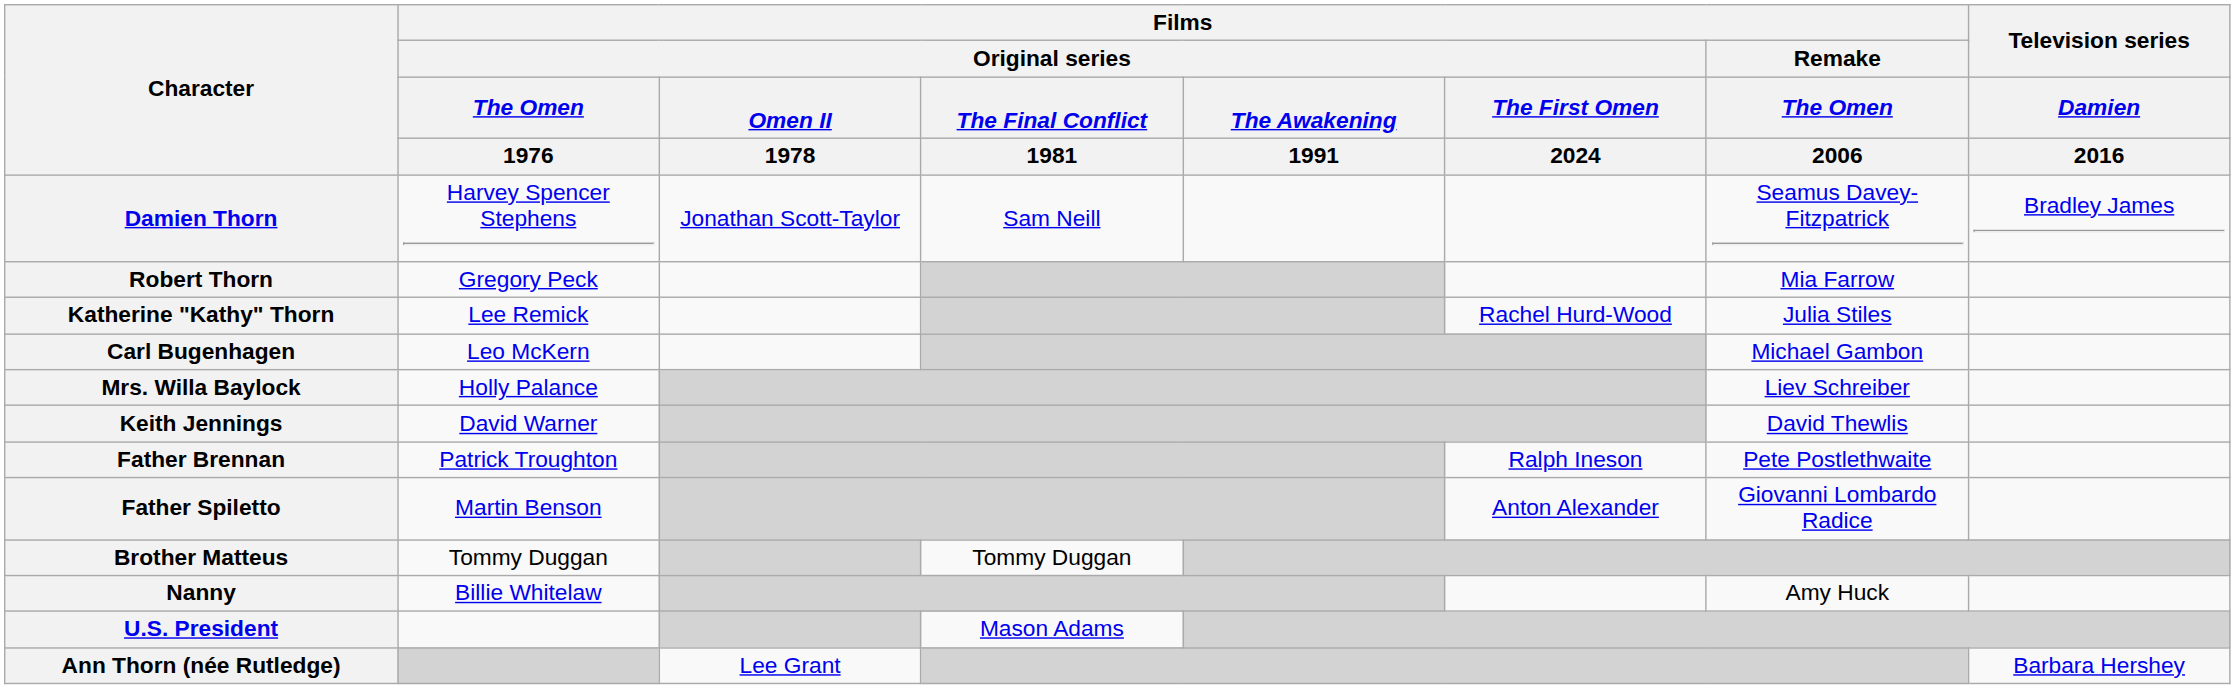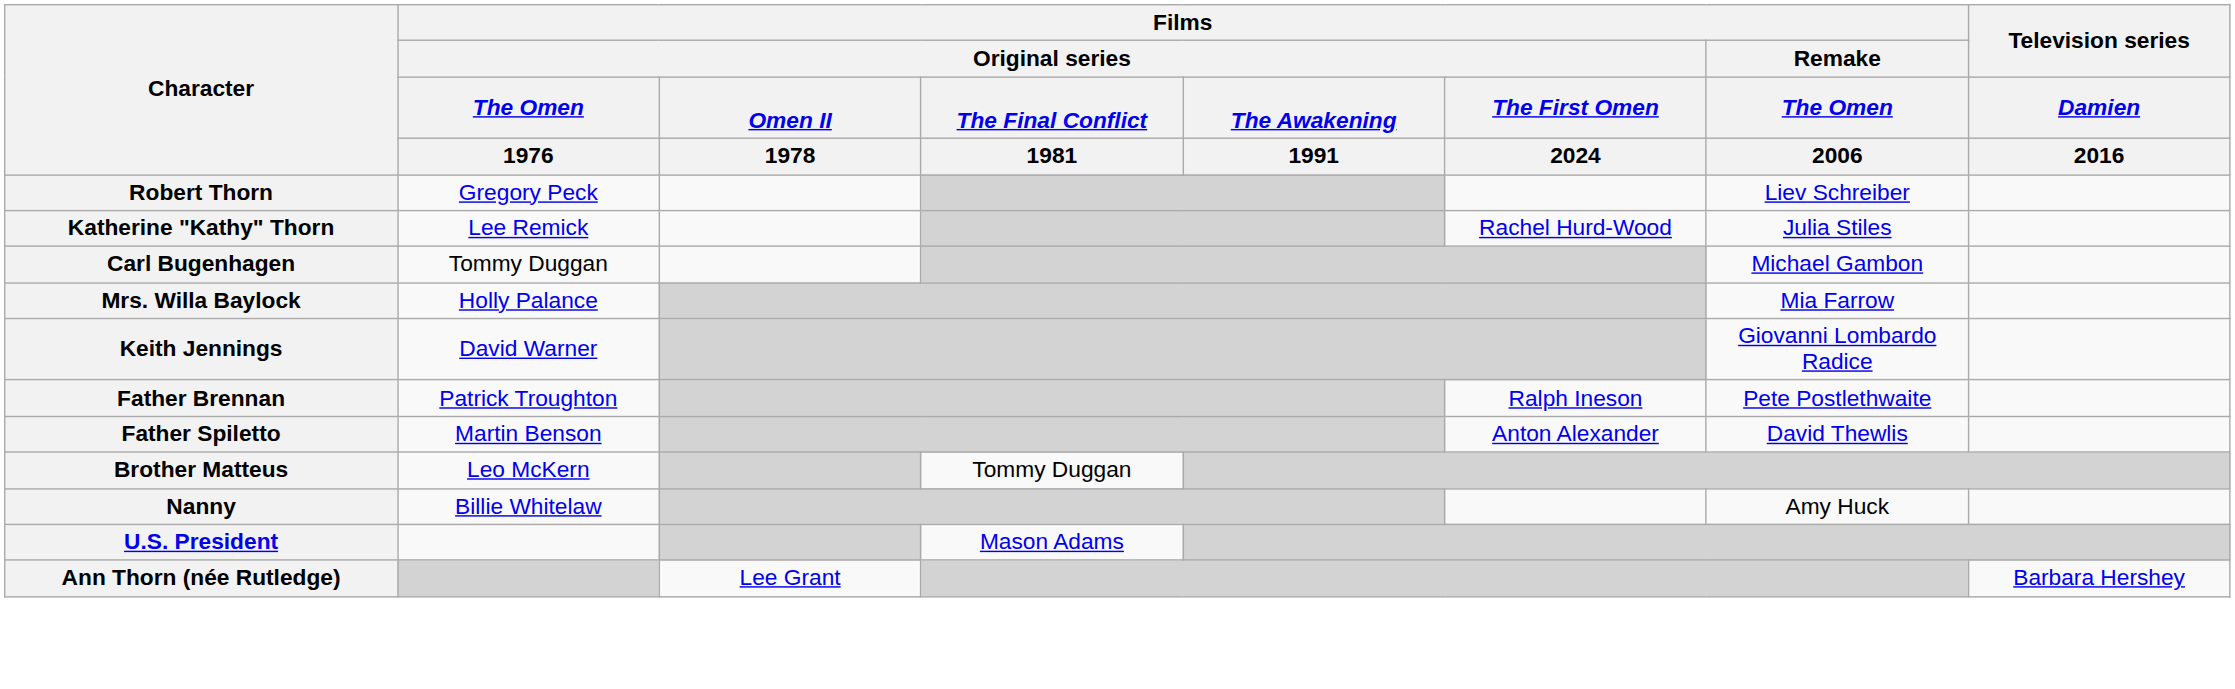- row: (201, 217)
(1837, 279) Mia Farrow -> (1837, 192) Liev Schreiber
(528, 351) Leo McKern -> (528, 264) Tommy Duggan
(1837, 387) Liev Schreiber -> (1837, 300) Mia Farrow
(1837, 423) David Thewlis -> (1837, 349) Giovanni Lombardo Radice
(1837, 508) Giovanni Lombardo Radice -> (1837, 433) David Thewlis
(528, 557) Tommy Duggan -> (528, 469) Leo McKern
